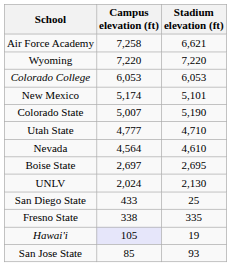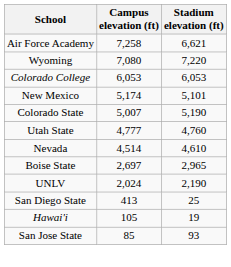(129, 60) 7,220 -> (129, 60) 7,080
(194, 130) 4,710 -> (194, 130) 4,760
(129, 148) 4,564 -> (129, 148) 4,514
(194, 165) 2,695 -> (194, 165) 2,965
(194, 183) 2,130 -> (194, 183) 2,190
(129, 200) 433 -> (129, 200) 413
- row: (50, 218)
(129, 235) lavender background -> (129, 218) no background
